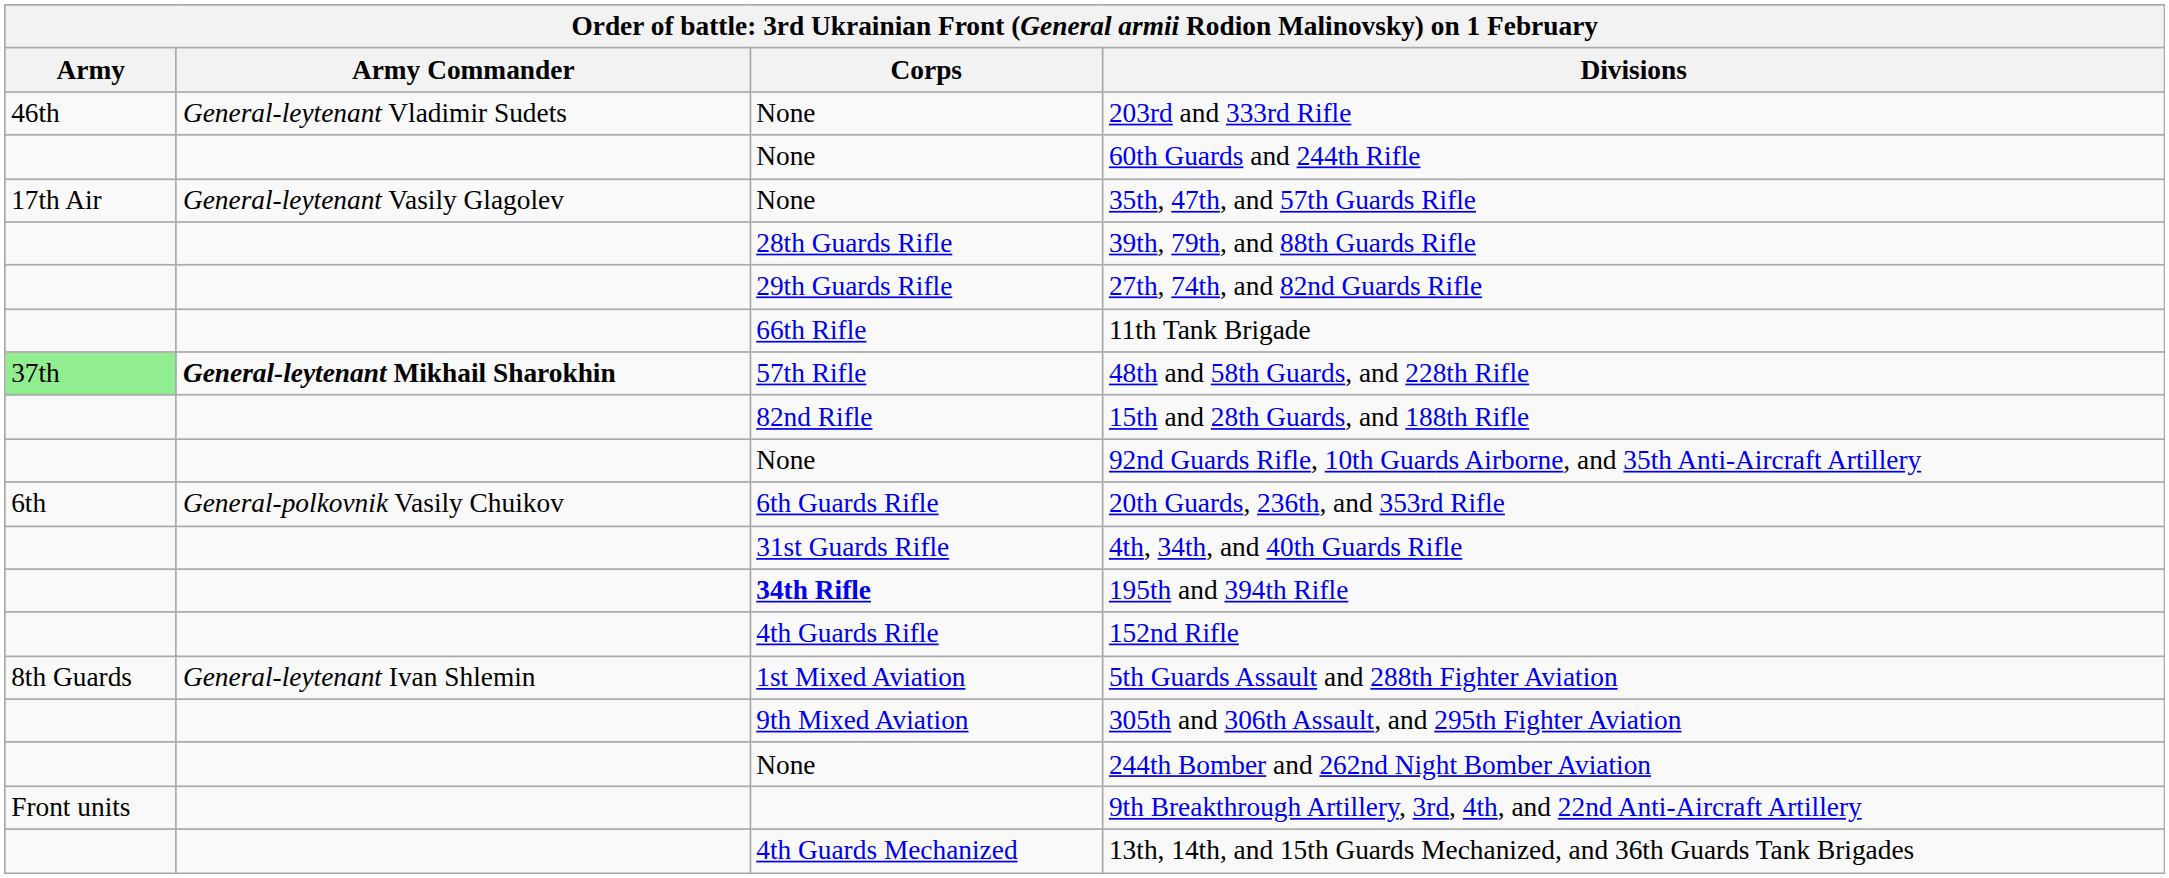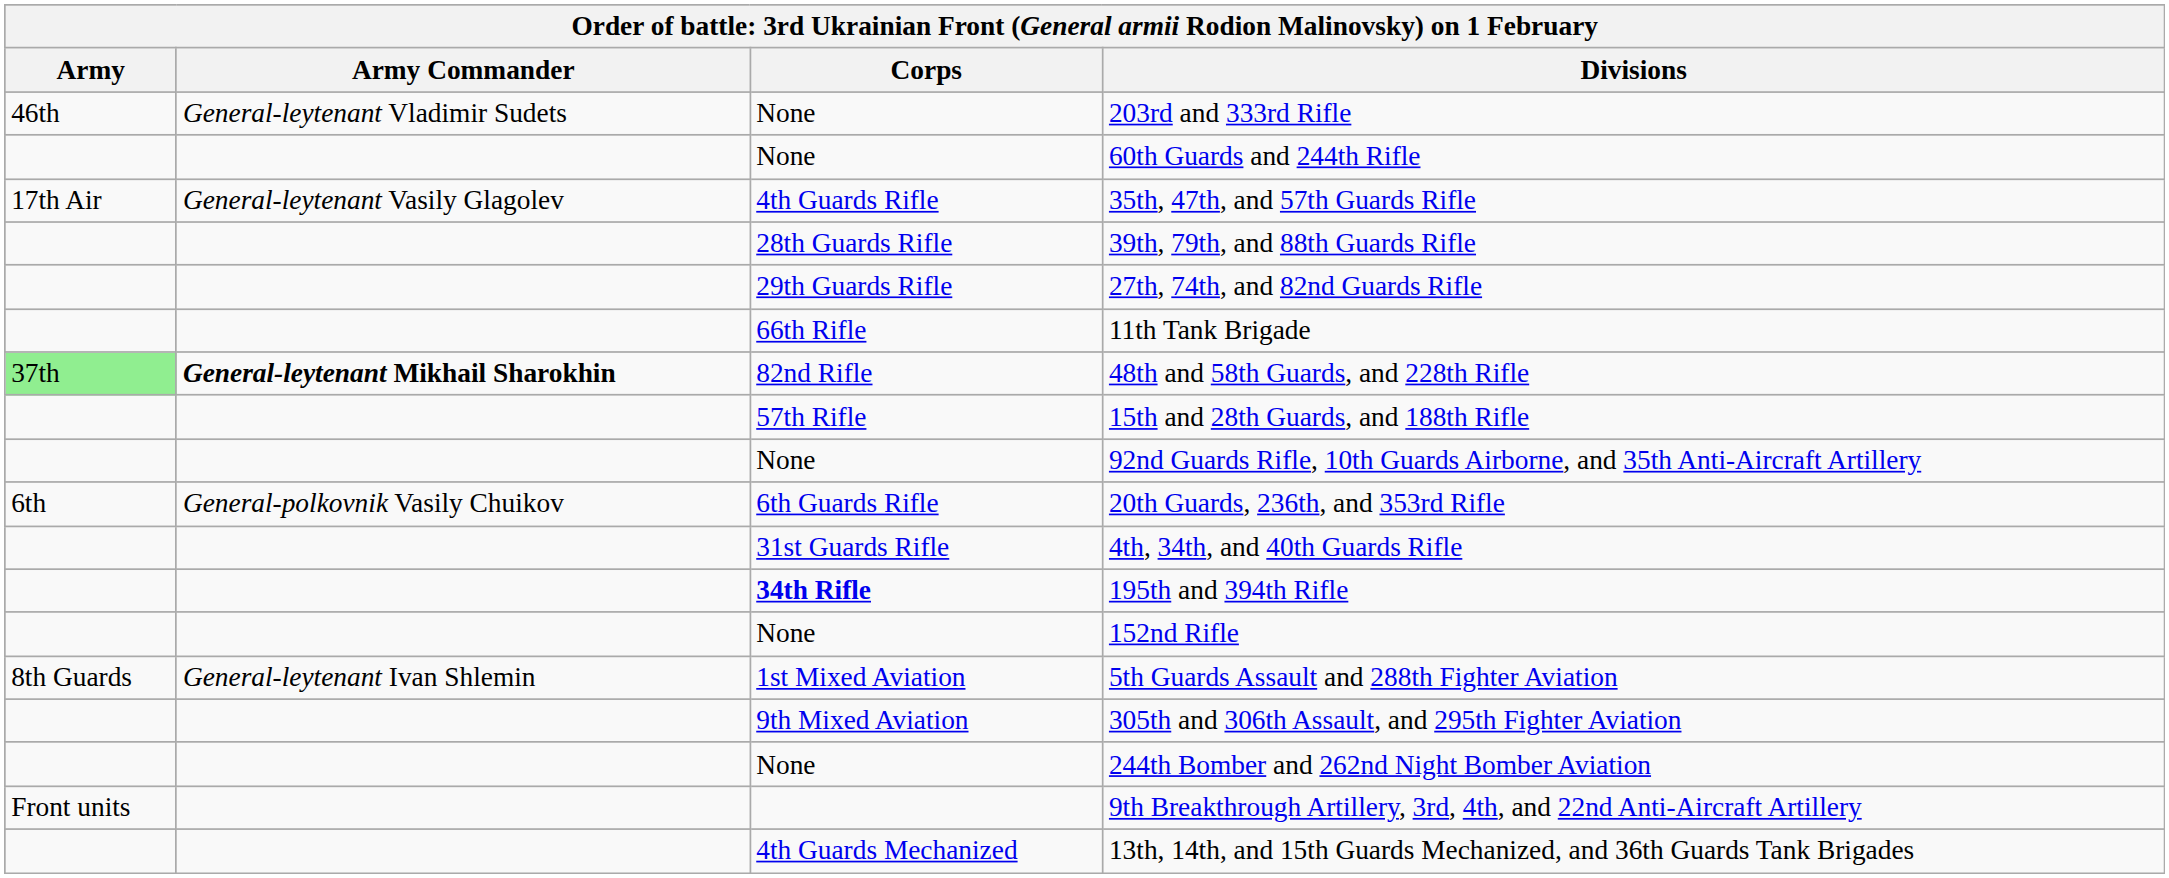(786, 199) None -> (847, 199) 4th Guards Rifle
(811, 373) 57th Rifle -> (814, 373) 82nd Rifle
(814, 416) 82nd Rifle -> (811, 416) 57th Rifle
(847, 633) 4th Guards Rifle -> (786, 633) None
